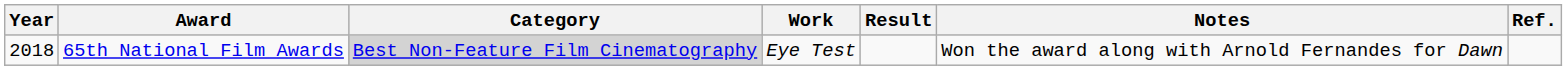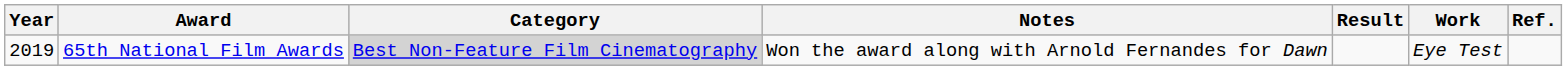columns swapped: (811, 20) <-> (1222, 20)
(32, 50) 2018 -> (32, 50) 2019
